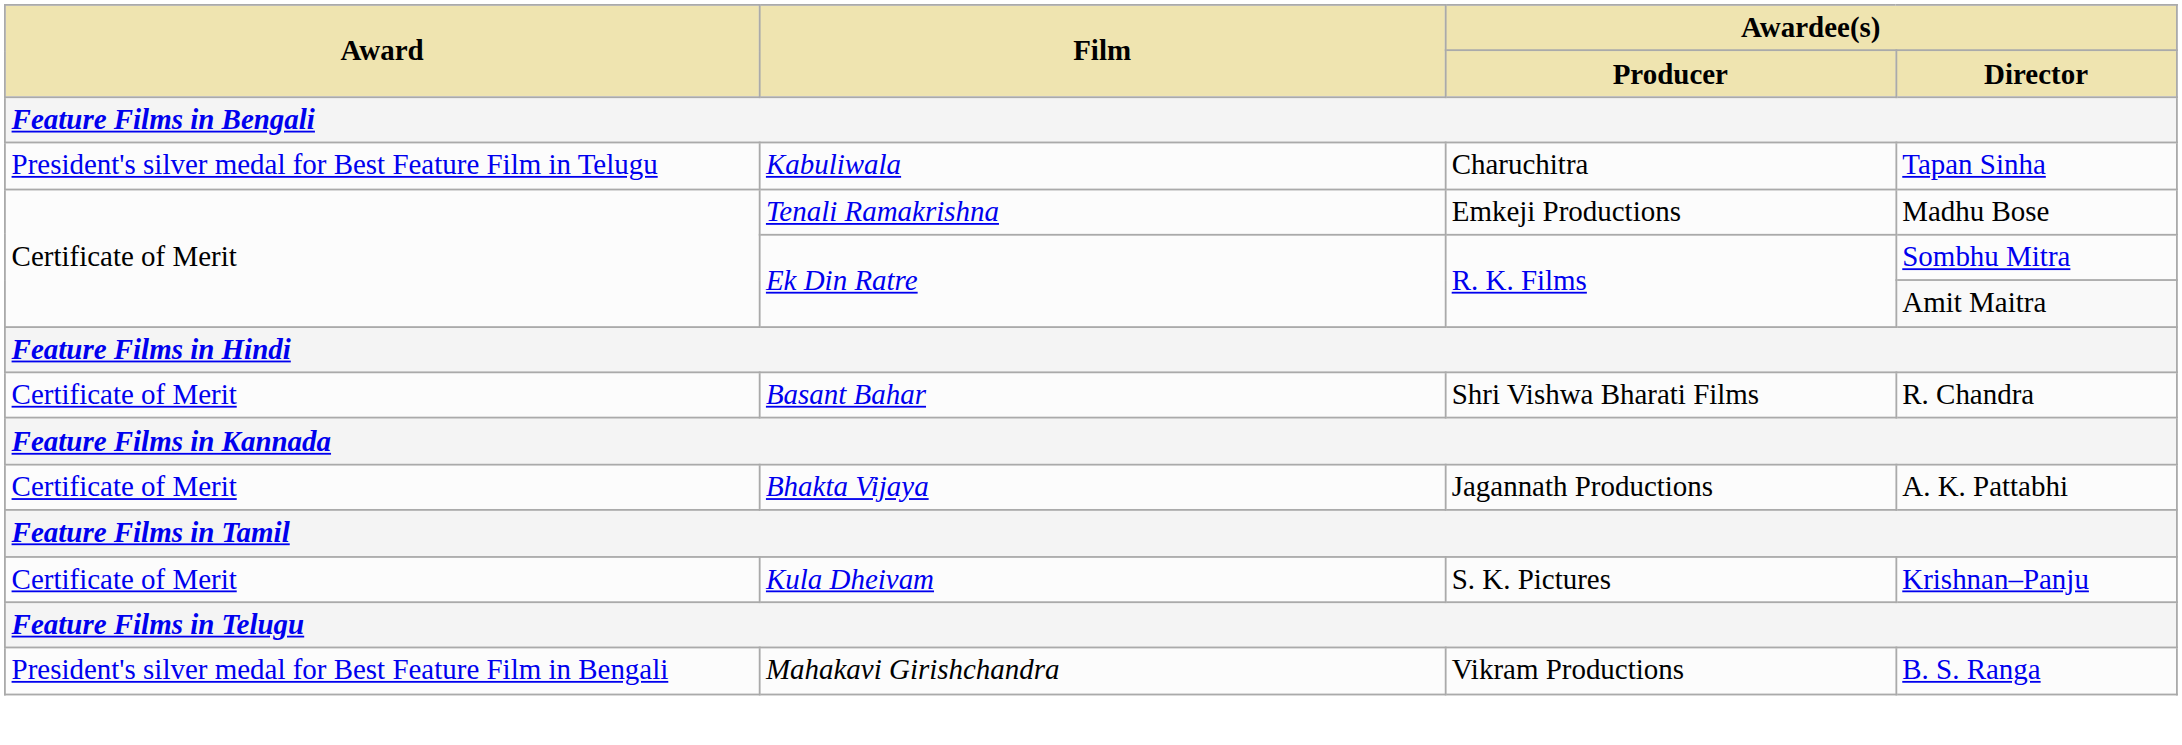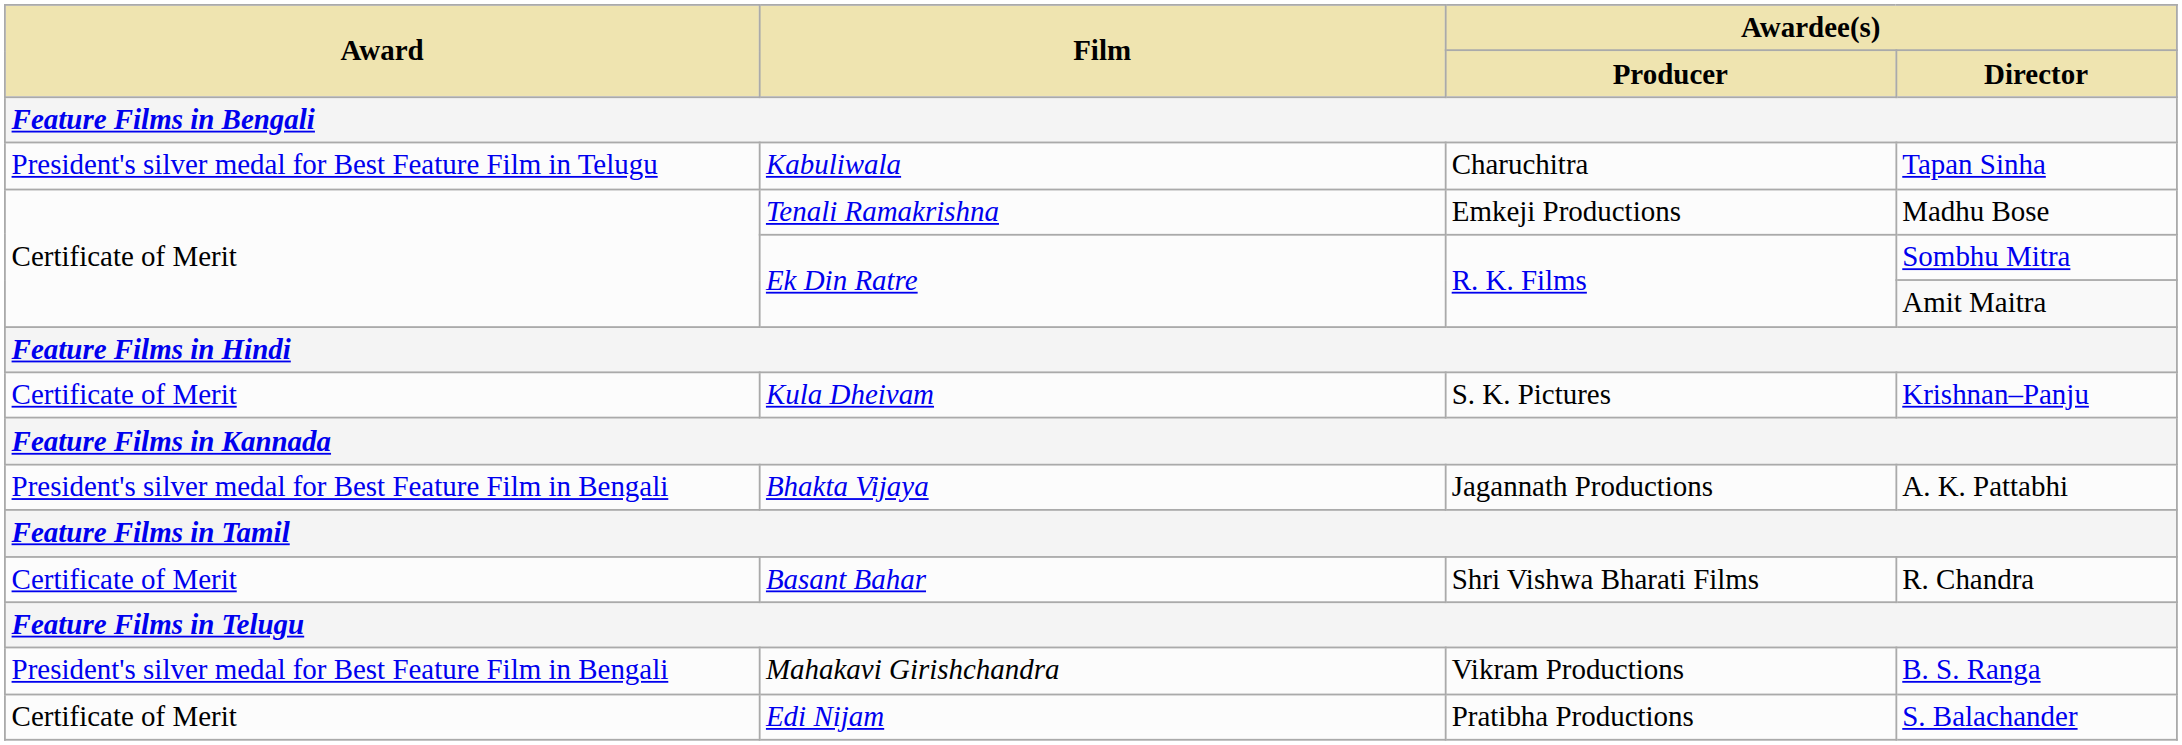rows swapped: (1968, 394) <-> (1996, 578)
(124, 486) Certificate of Merit -> (340, 486) President's silver medal for Best Feature Film in Bengali
+ row: (1990, 716)
